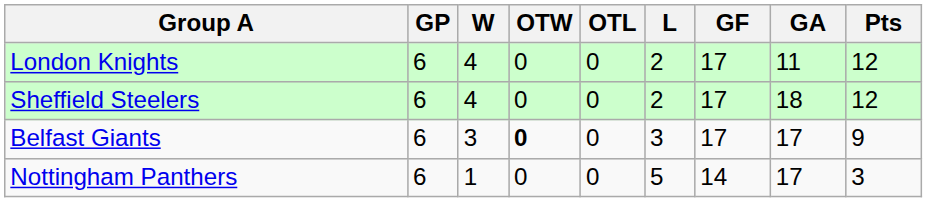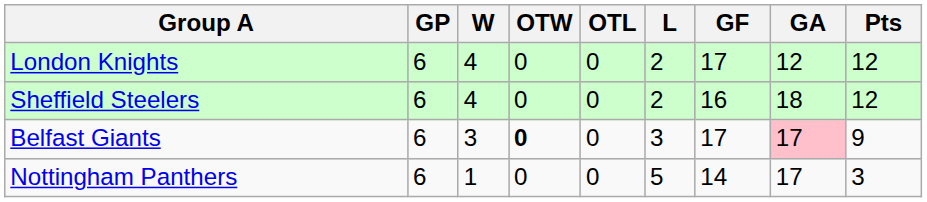(788, 61) 11 -> (789, 61) 12
(714, 100) 17 -> (714, 100) 16
(789, 138) no background -> (789, 138) pink background
